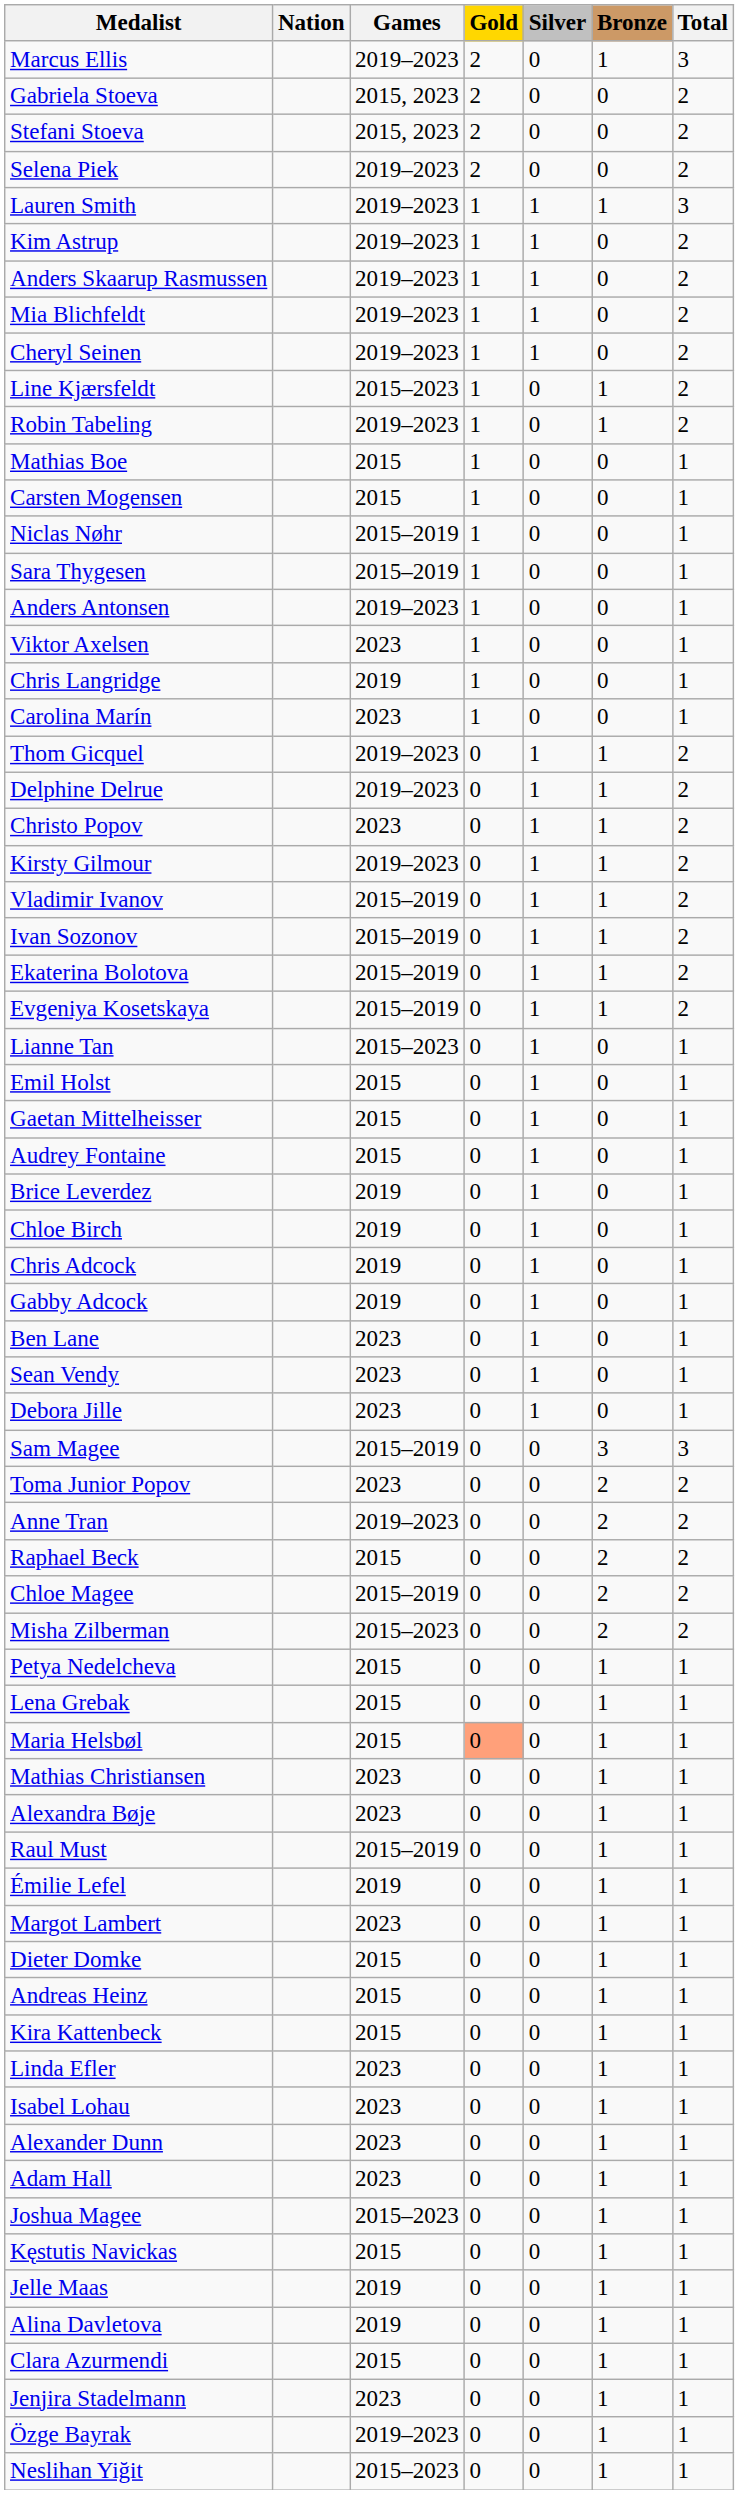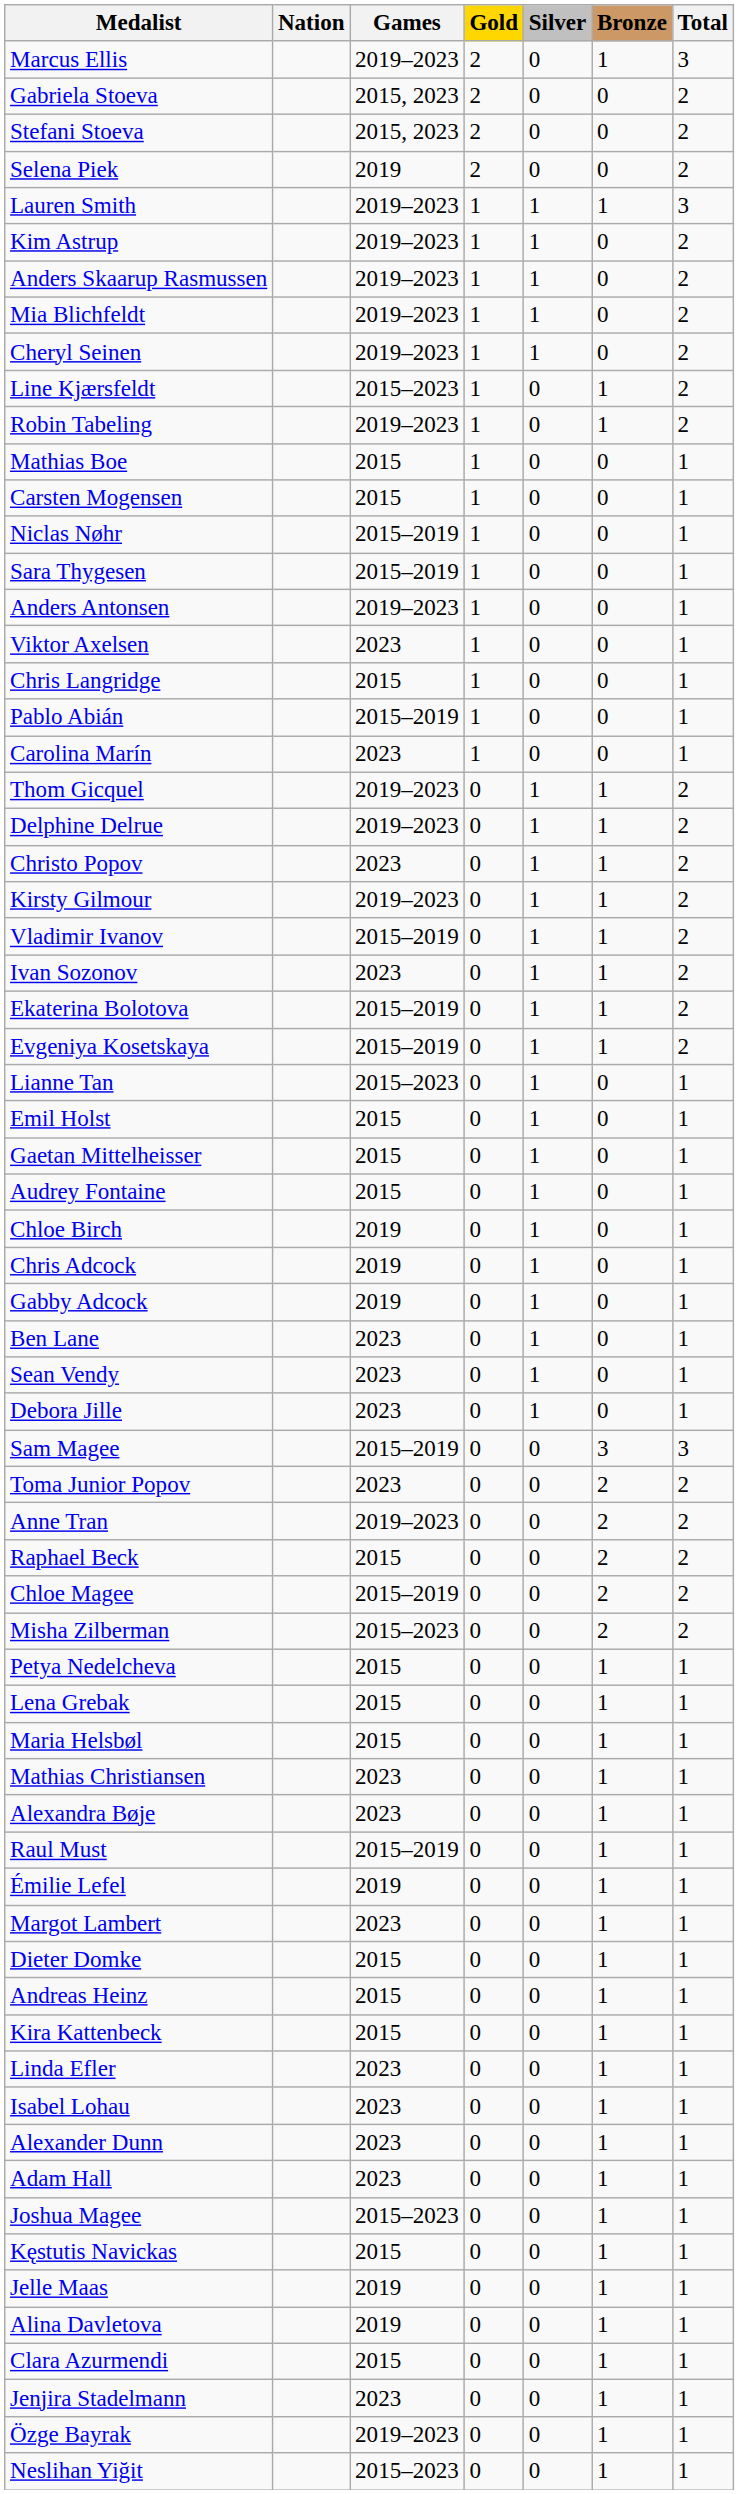(407, 168) 2019–2023 -> (378, 168) 2019
(378, 680) 2019 -> (378, 680) 2015
+ row: (67, 717)
(407, 936) 2015–2019 -> (378, 972) 2023
- row: (81, 1192)
(475, 1740) lightsalmon background -> (475, 1740) no background
